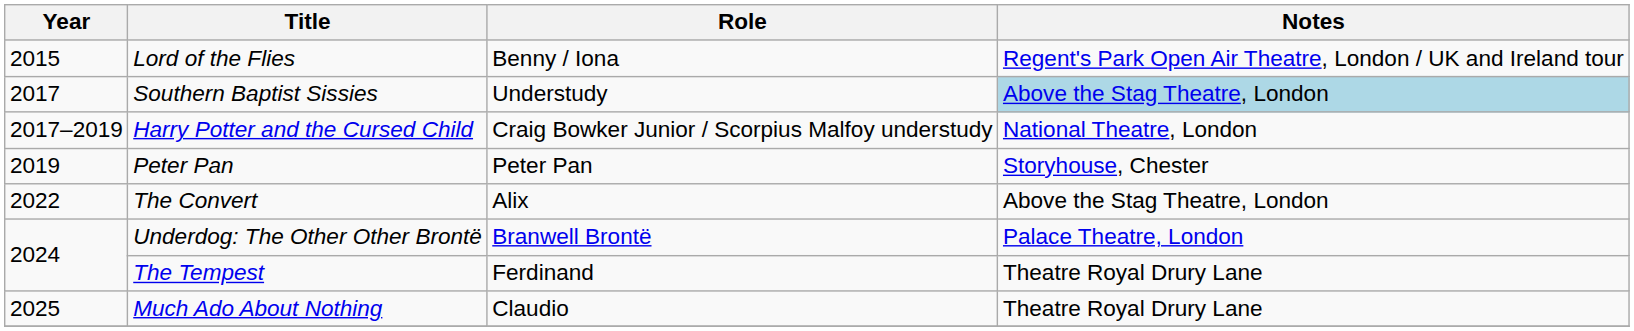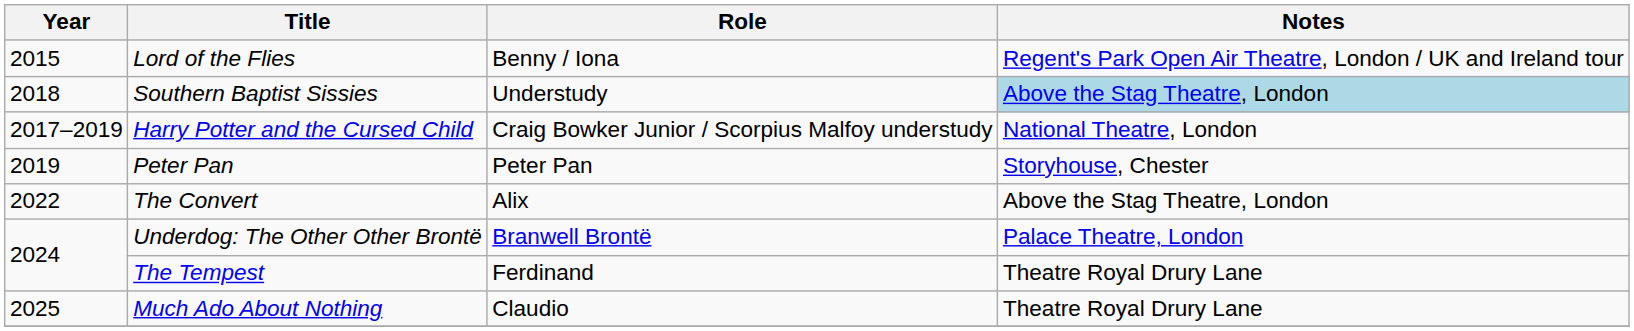(35, 93) 2017 -> (35, 93) 2018
